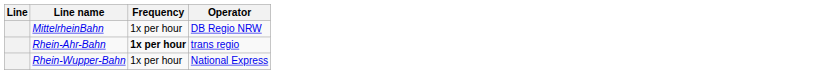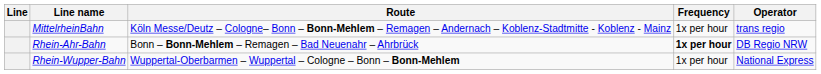+ column: (401, 12)
(226, 28) DB Regio NRW -> (760, 28) trans regio
(215, 45) trans regio -> (772, 45) DB Regio NRW
